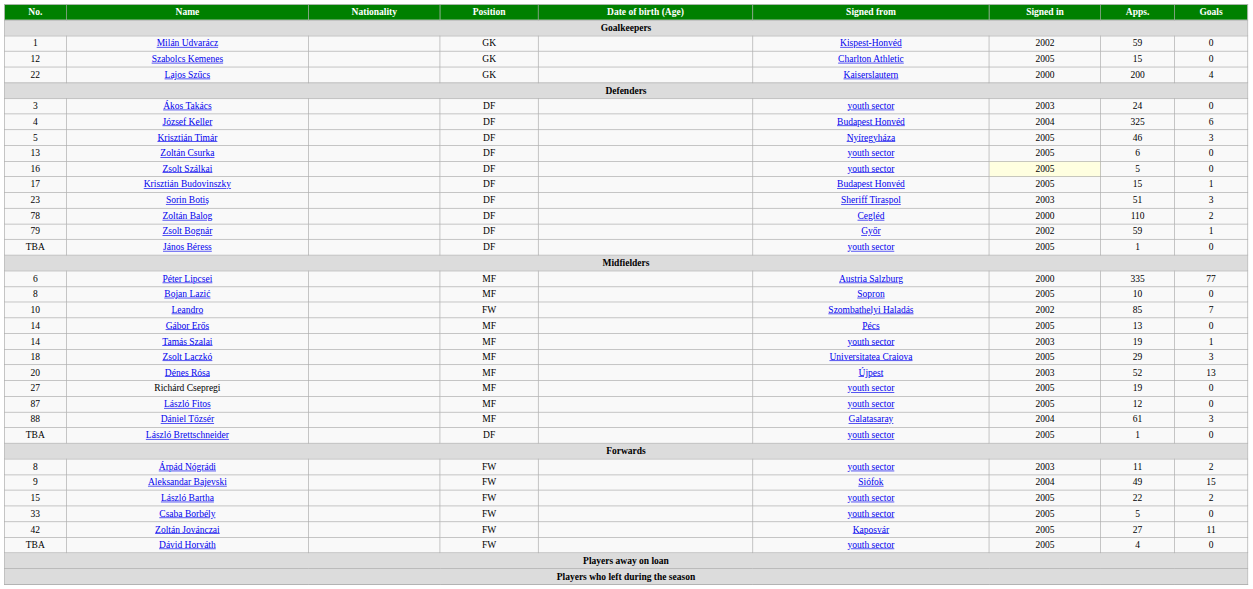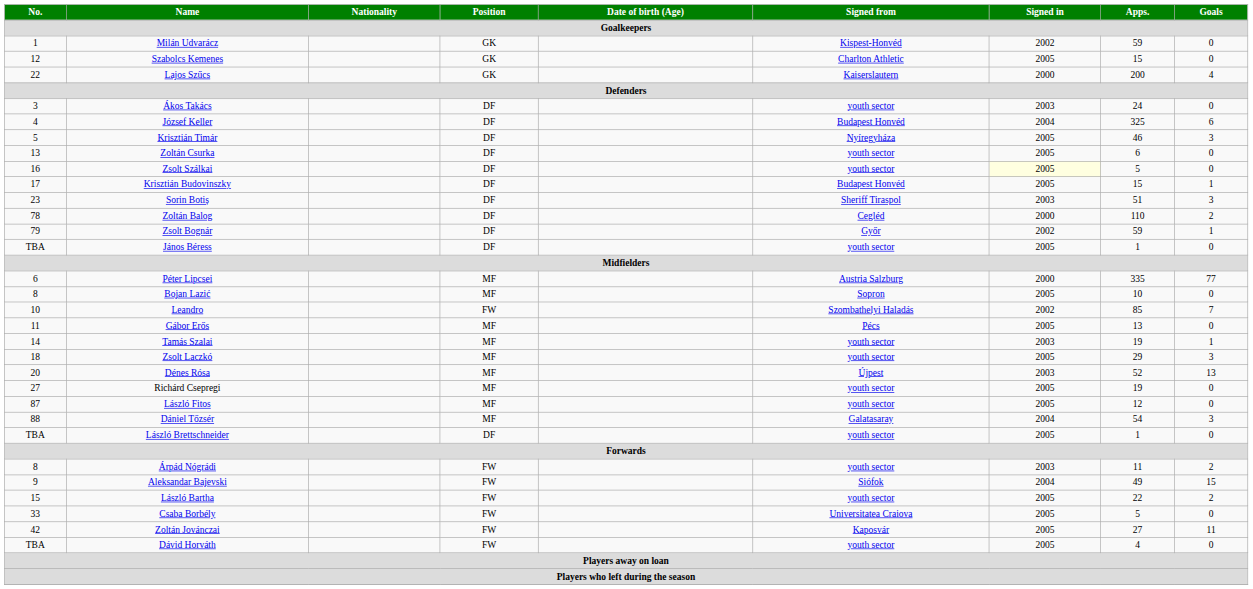(35, 326) 14 -> (35, 326) 11
(871, 357) Universitatea Craiova -> (871, 357) youth sector
(1138, 420) 61 -> (1138, 420) 54
(871, 514) youth sector -> (871, 514) Universitatea Craiova
